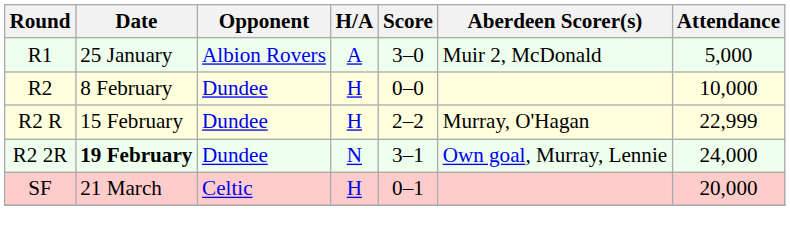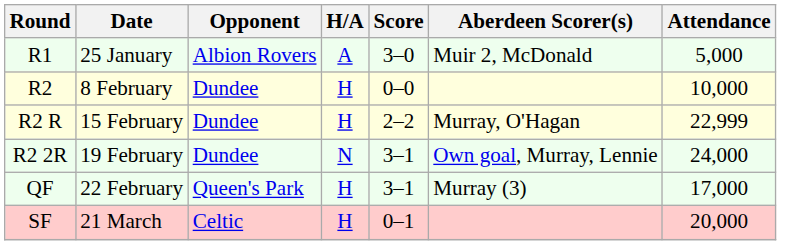(136, 155) bold -> (132, 155) normal
+ row: (40, 188)
